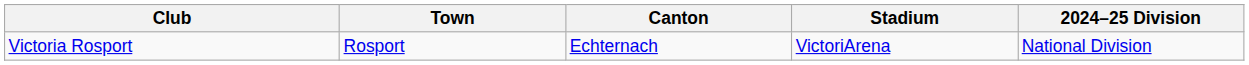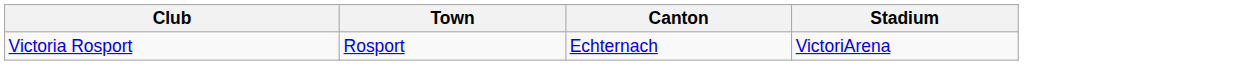- column: (1131, 18)
